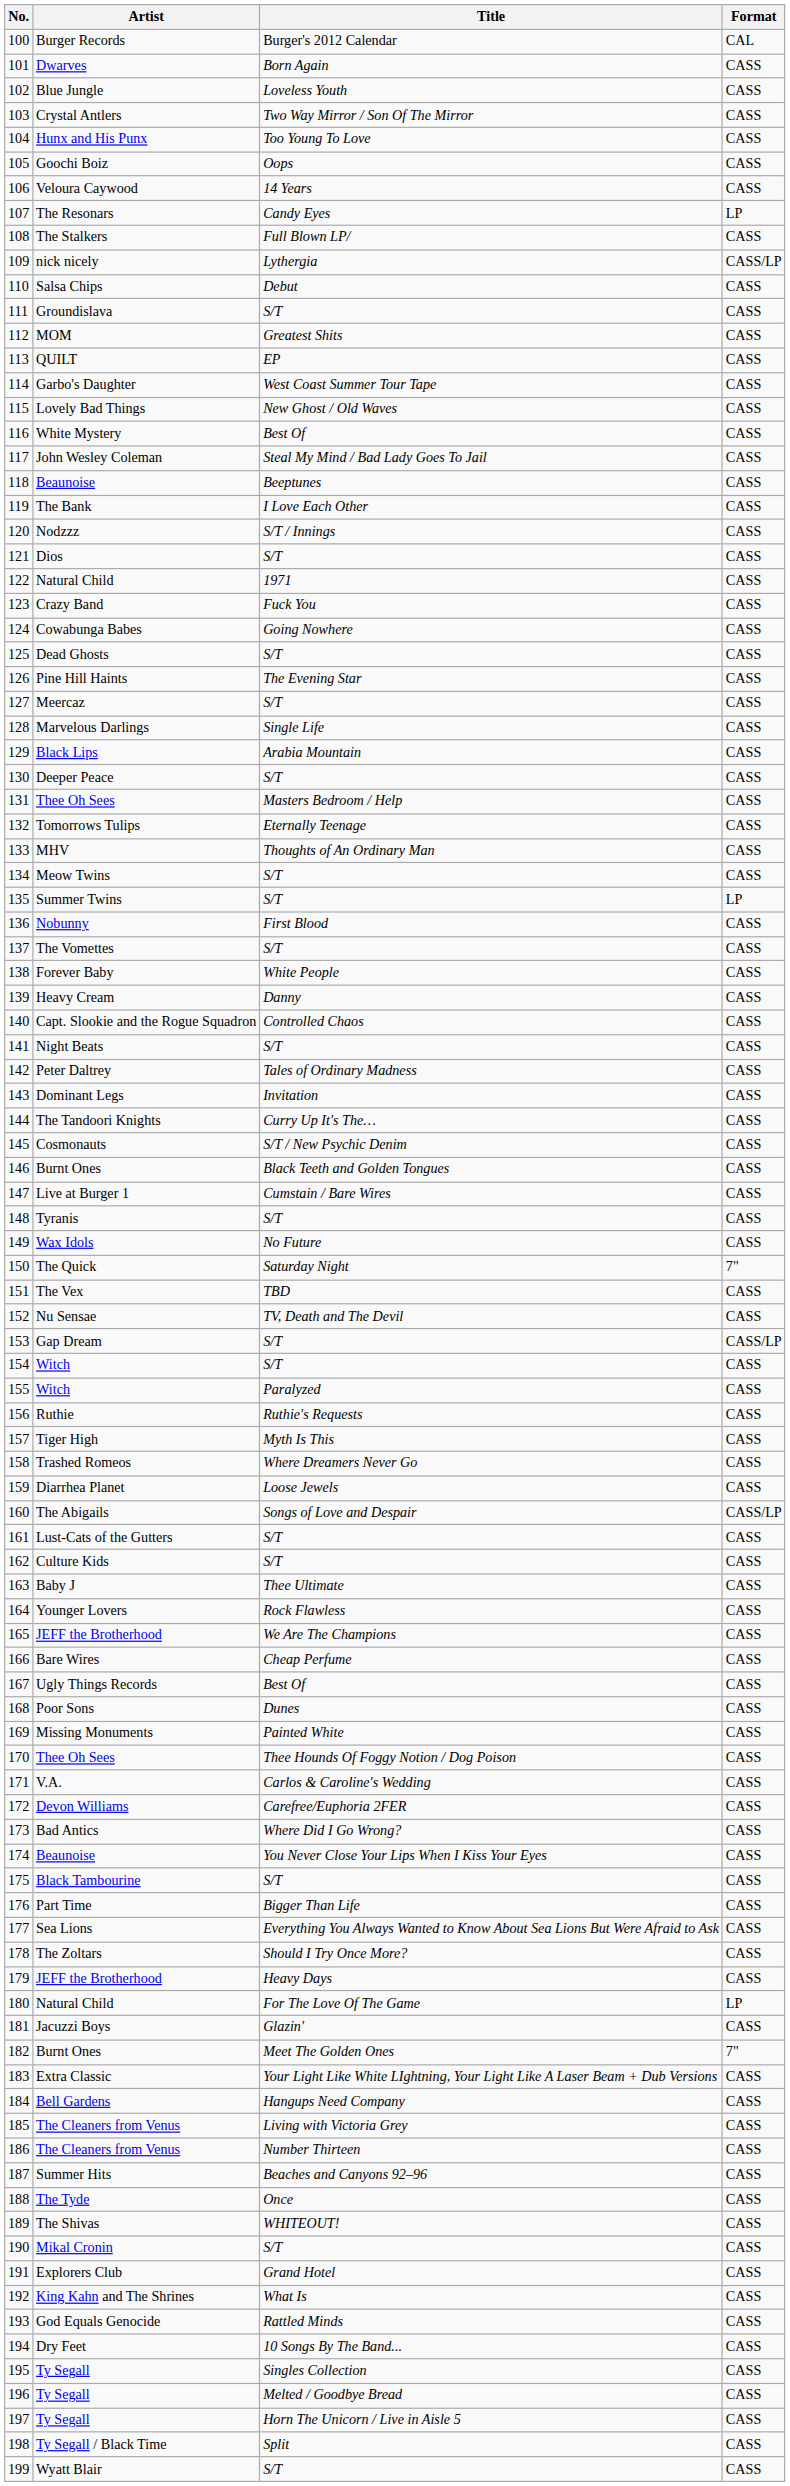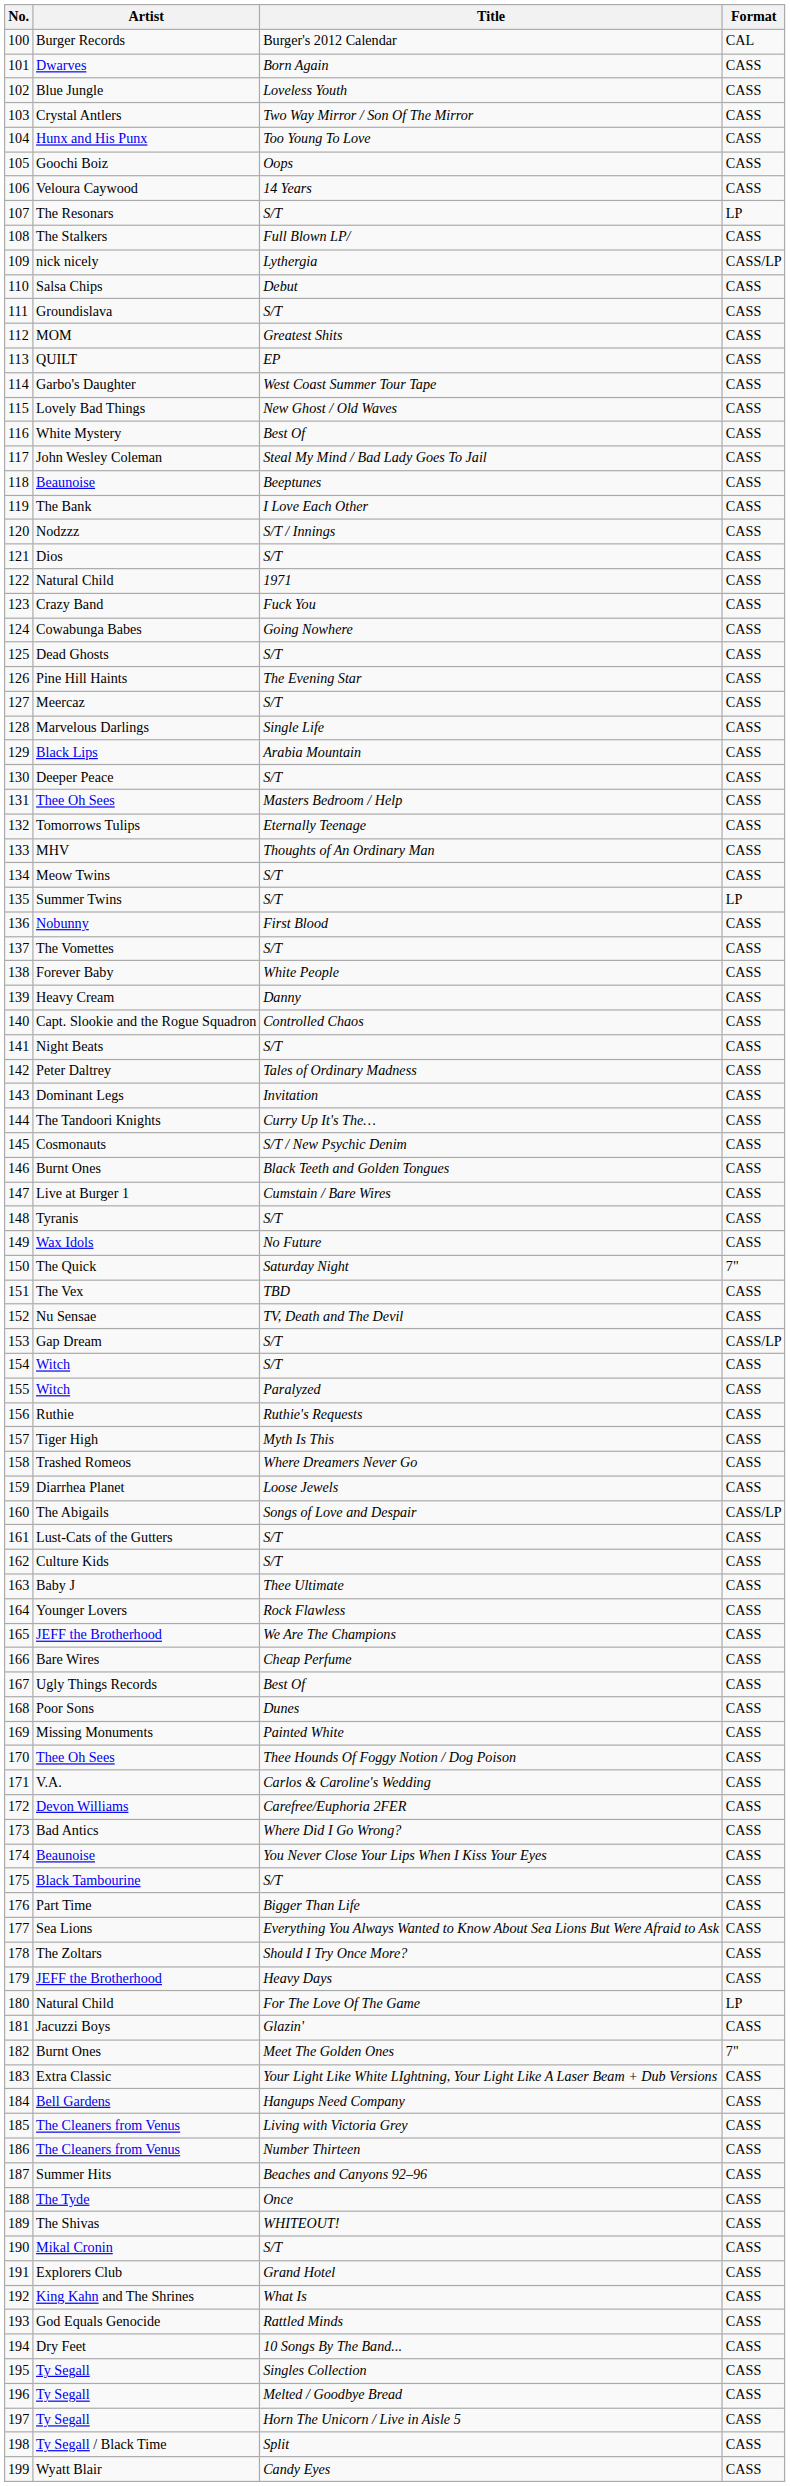(297, 212) Candy Eyes -> (273, 212) S/T
(273, 2468) S/T -> (297, 2468) Candy Eyes
